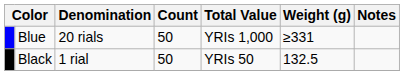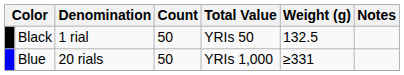rows swapped: (35, 59) <-> (32, 37)
